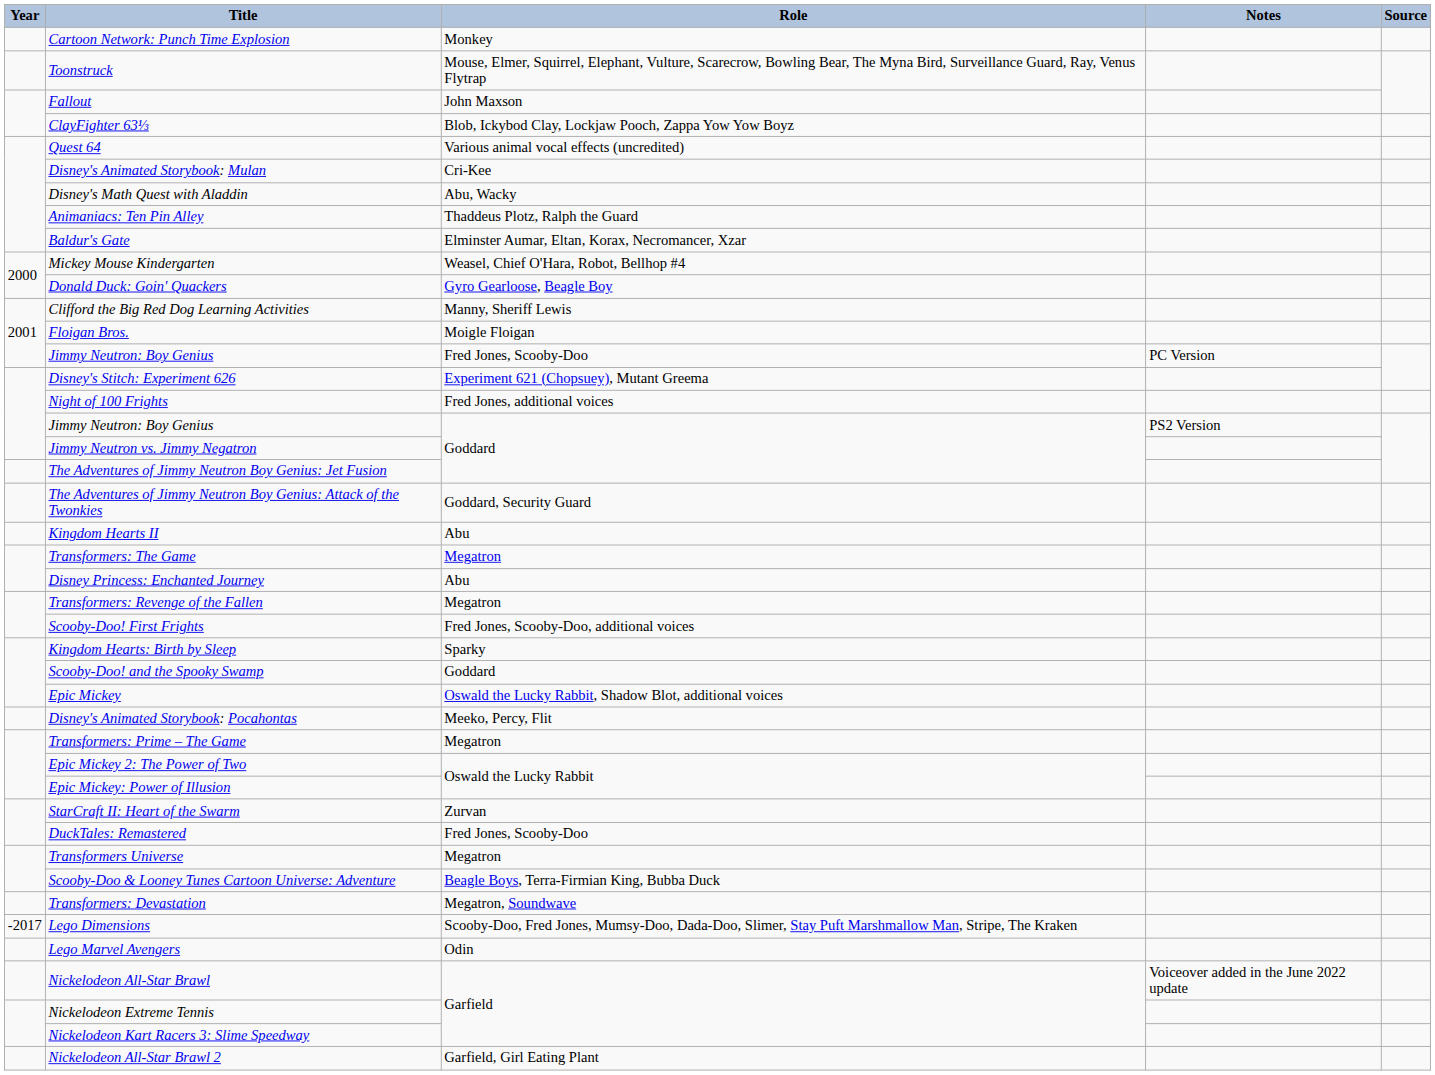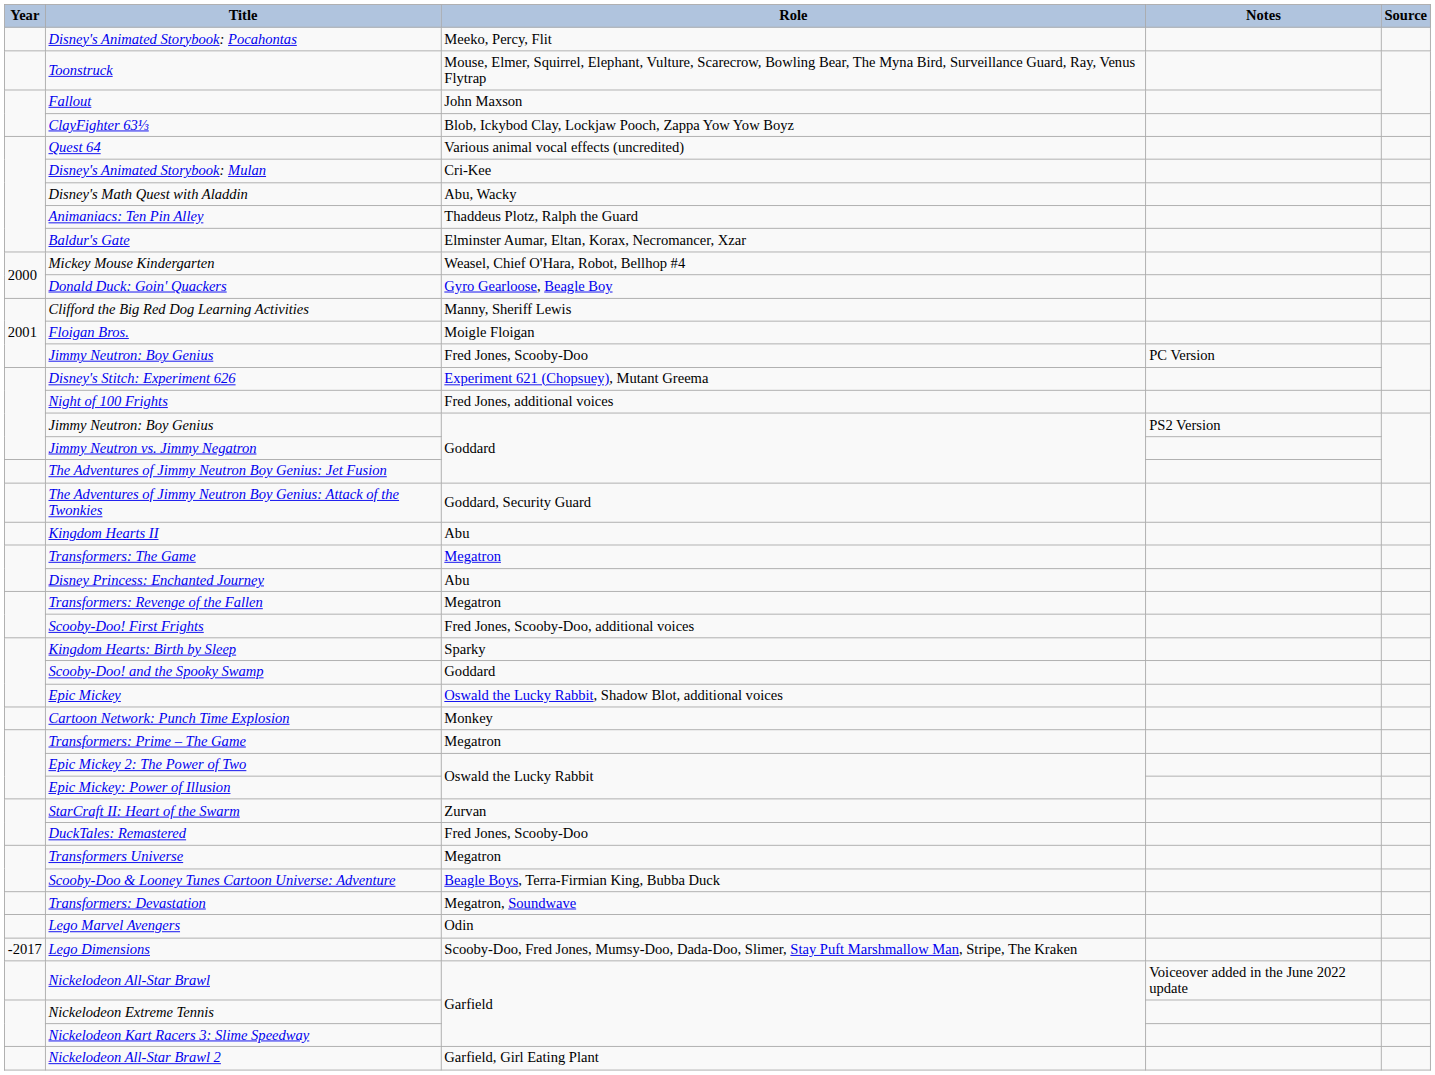rows swapped: (25, 718) <-> (25, 39)
rows swapped: (25, 926) <-> (25, 949)
